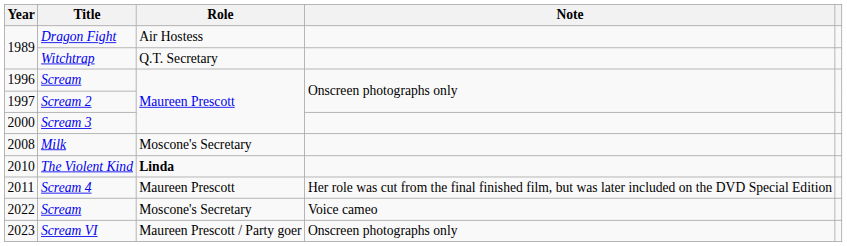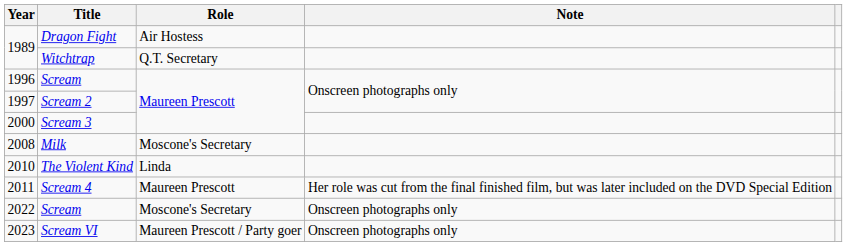(157, 166) bold -> (155, 166) normal
(343, 209) Voice cameo -> (383, 209) Onscreen photographs only
